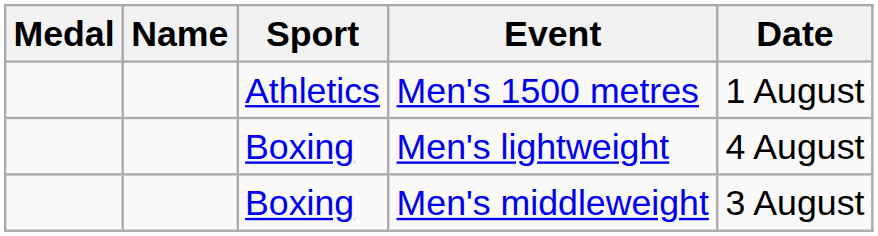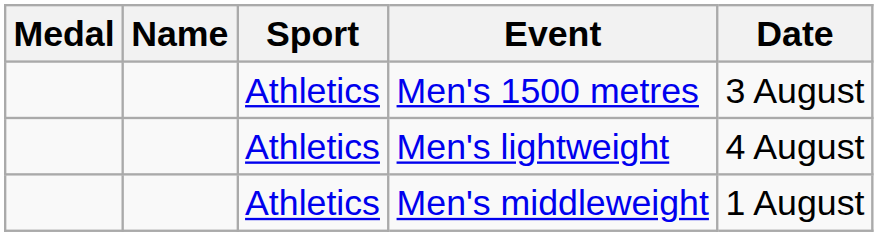(795, 90) 1 August -> (795, 90) 3 August
(300, 147) Boxing -> (313, 147) Athletics
(300, 203) Boxing -> (313, 203) Athletics
(795, 203) 3 August -> (795, 203) 1 August
